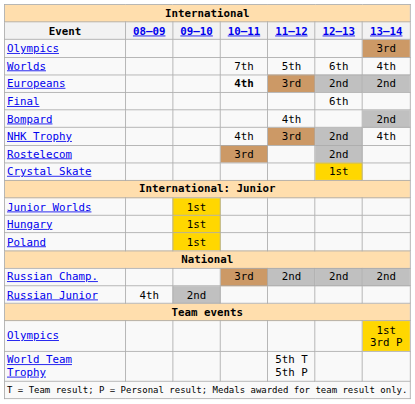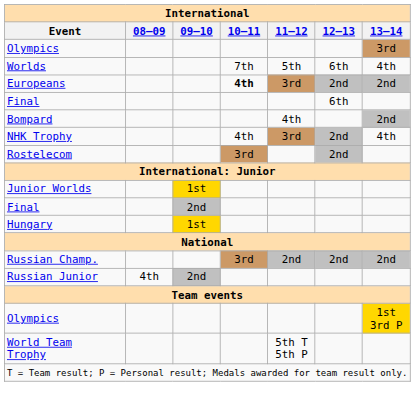- row: (49, 171)
+ row: (23, 207)
- row: (26, 242)
